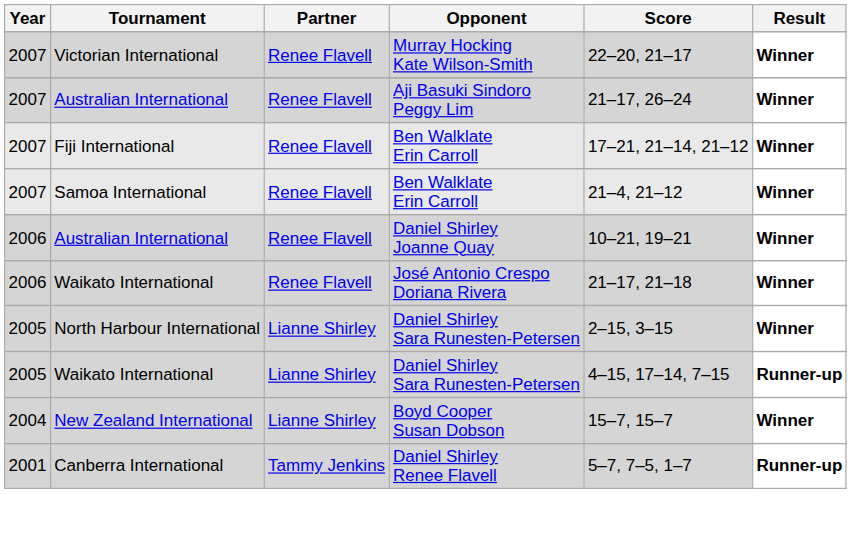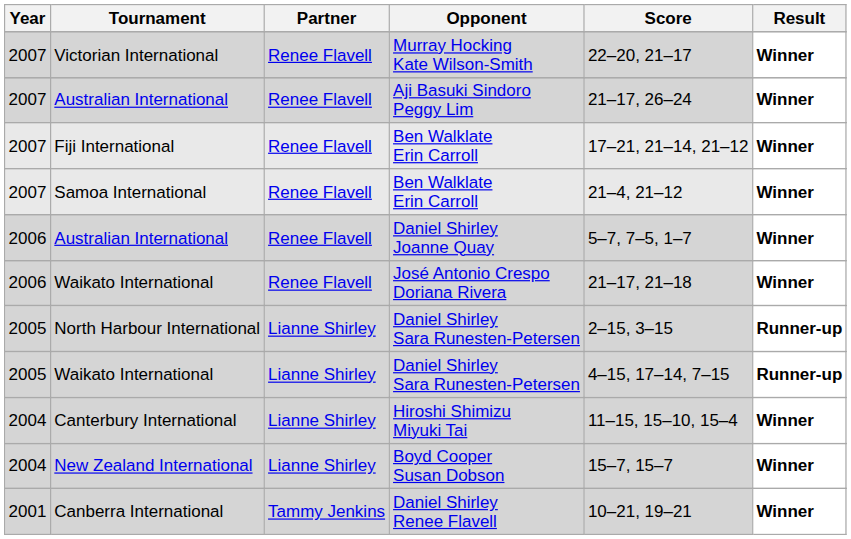(640, 238) 10–21, 19–21 -> (640, 238) 5–7, 7–5, 1–7
(785, 329) Winner -> (799, 329) Runner-up
+ row: (145, 420)
(640, 466) 5–7, 7–5, 1–7 -> (640, 512) 10–21, 19–21
(799, 466) Runner-up -> (785, 512) Winner
